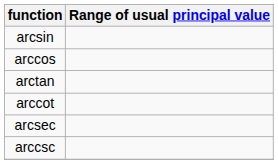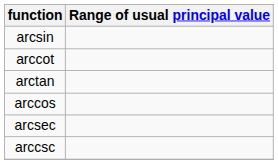rows swapped: (35, 59) <-> (35, 103)
